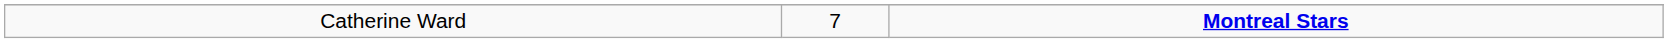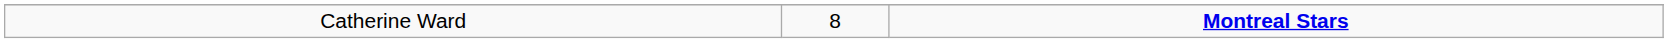(835, 21) 7 -> (835, 21) 8
